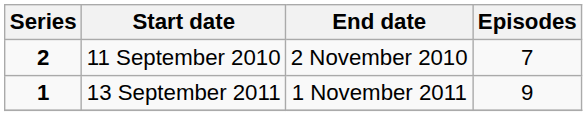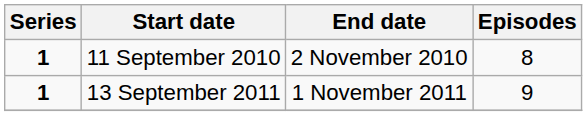(43, 57) 2 -> (43, 57) 1
(527, 57) 7 -> (527, 57) 8
